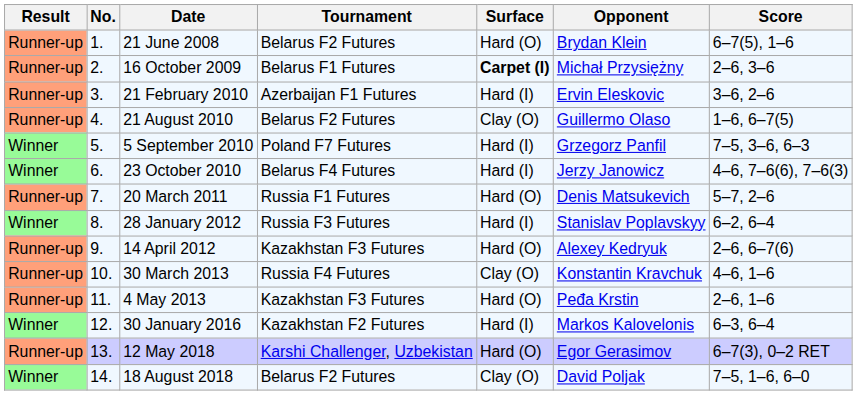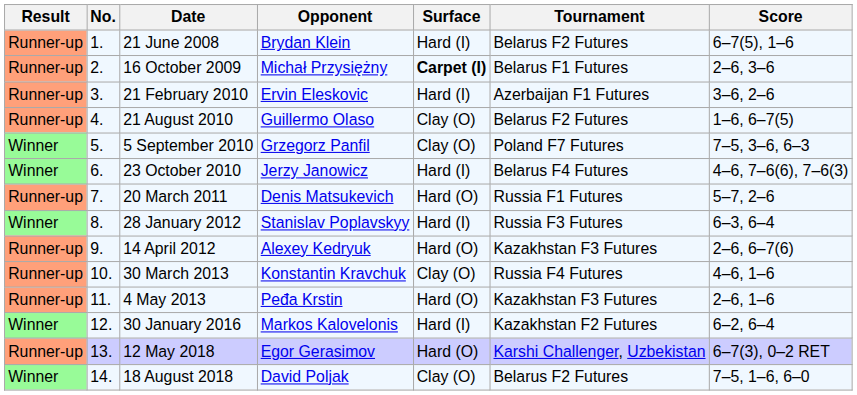columns swapped: (367, 16) <-> (631, 16)
(511, 42) Hard (O) -> (444, 42) Hard (I)
(507, 145) Hard (I) -> (446, 145) Clay (O)
(744, 222) 6–2, 6–4 -> (744, 222) 6–3, 6–4
(744, 325) 6–3, 6–4 -> (744, 325) 6–2, 6–4
